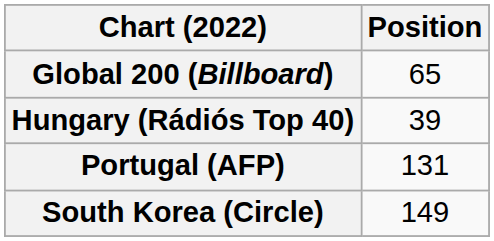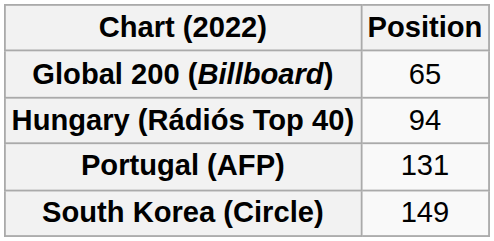(425, 119) 39 -> (425, 119) 94
